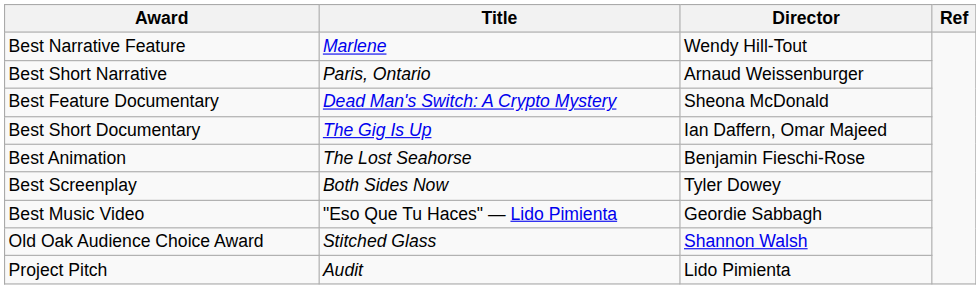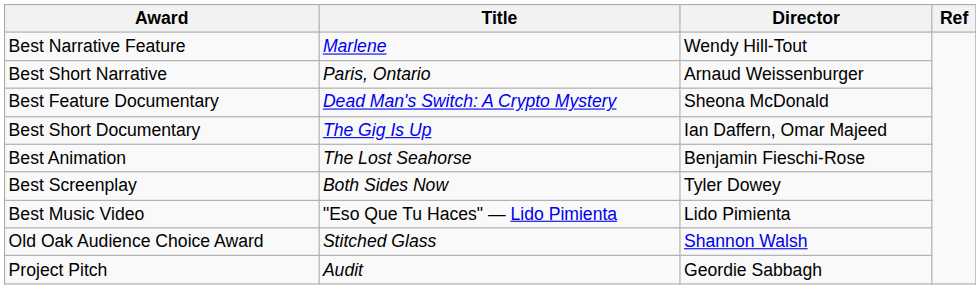(753, 213) Geordie Sabbagh -> (737, 213) Lido Pimienta
(737, 269) Lido Pimienta -> (753, 269) Geordie Sabbagh
